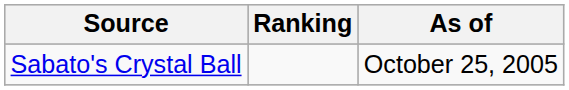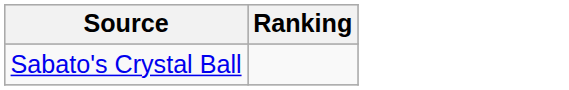- column: (461, 24)
